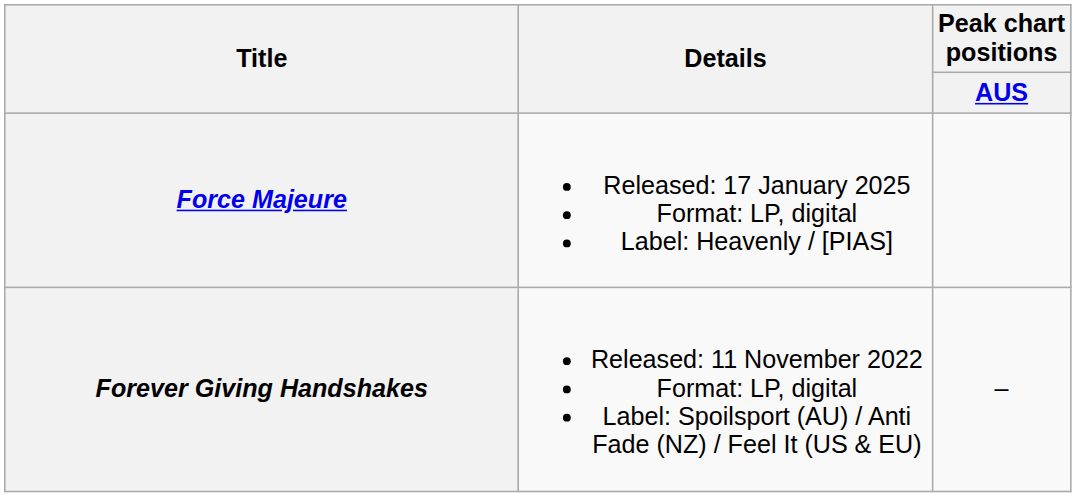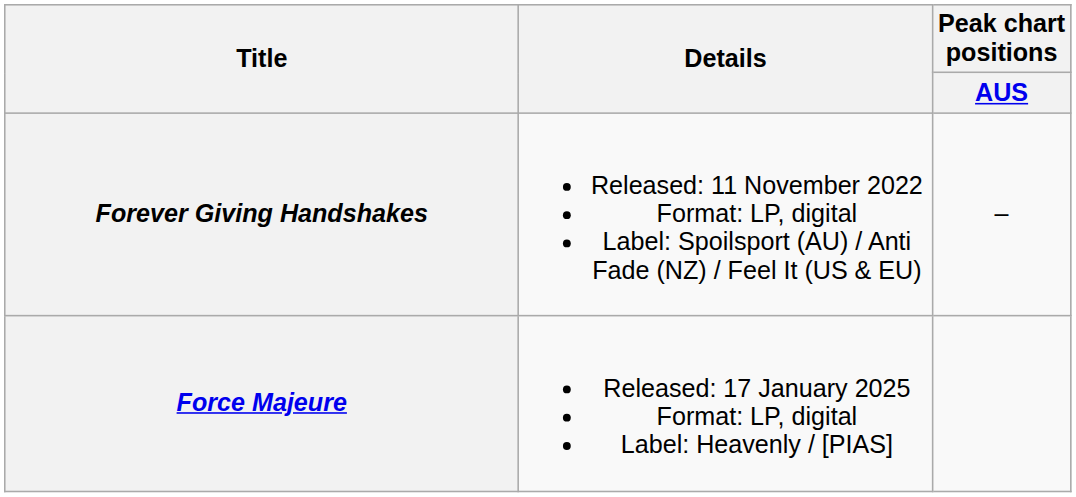rows swapped: (262, 388) <-> (262, 199)
